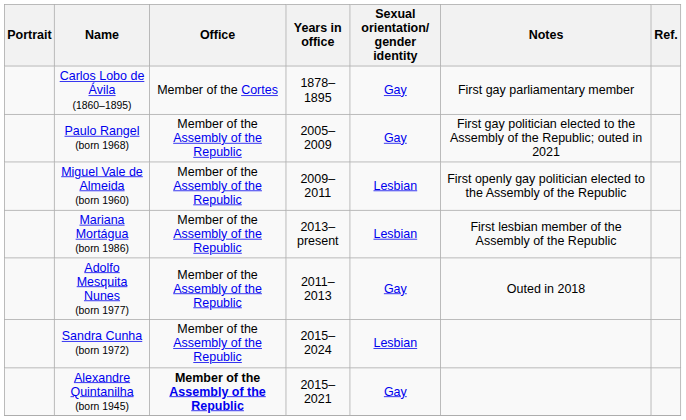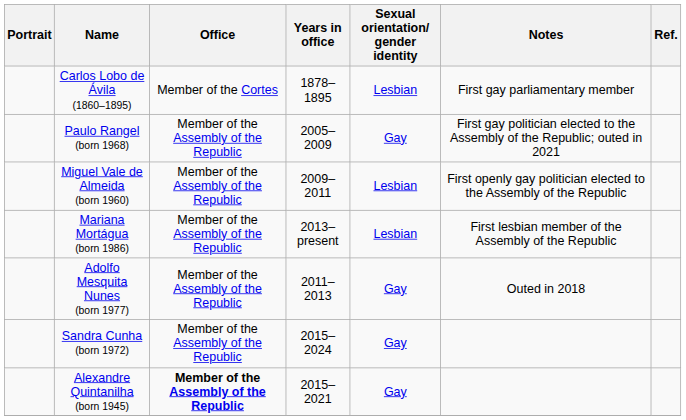(395, 90) Gay -> (395, 90) Lesbian
(395, 343) Lesbian -> (395, 343) Gay
